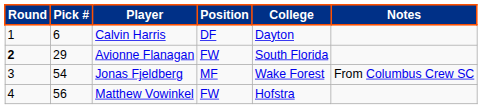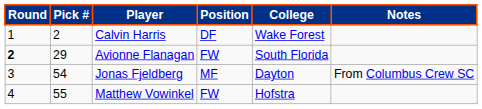(56, 35) 6 -> (56, 35) 2
(274, 35) Dayton -> (290, 35) Wake Forest
(290, 74) Wake Forest -> (274, 74) Dayton
(60, 93) 56 -> (60, 93) 55
